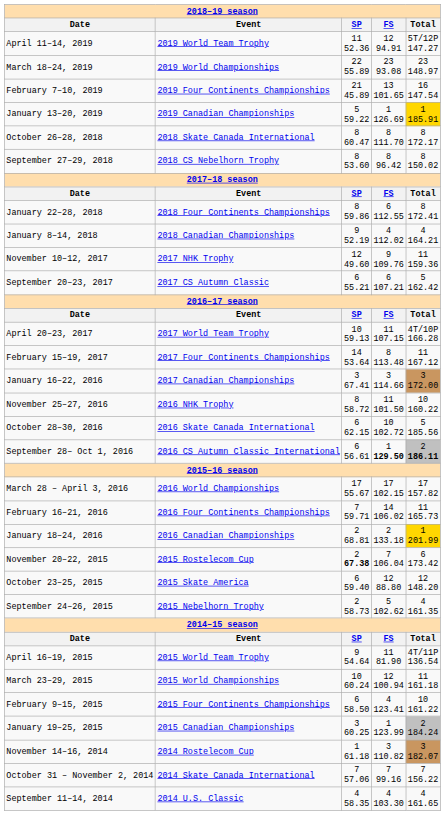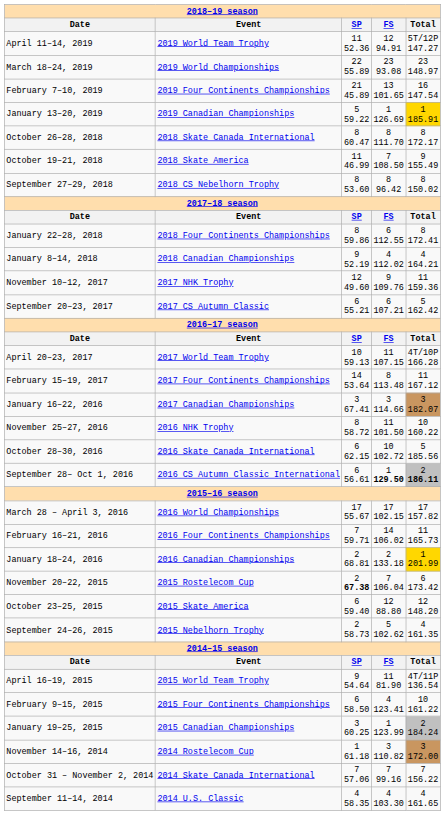+ row: (55, 161)
(423, 381) 3 172.00 -> (423, 405) 3 182.07
- row: (49, 681)
(423, 752) 3 182.07 -> (423, 752) 3 172.00
